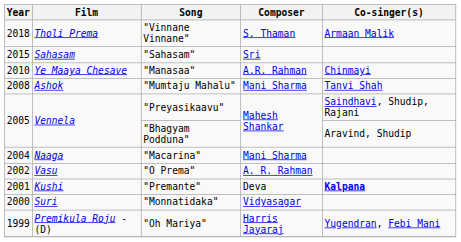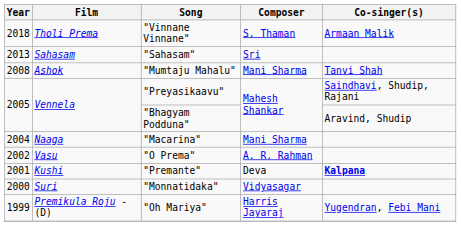(18, 55) 2015 -> (18, 55) 2013
- row: (169, 70)
